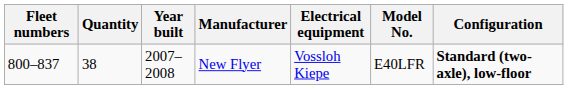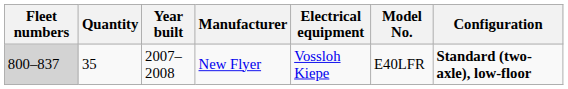(34, 64) no background -> (34, 64) lightgrey background
(89, 64) 38 -> (89, 64) 35
